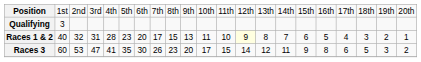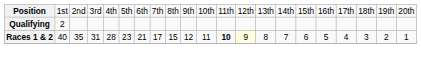(62, 24) 3 -> (62, 24) 2
(79, 37) 32 -> (79, 37) 35
(142, 37) 20 -> (142, 37) 21
(188, 37) 13 -> (188, 37) 12
(226, 37) normal -> (226, 37) bold
- row: (30, 50)
